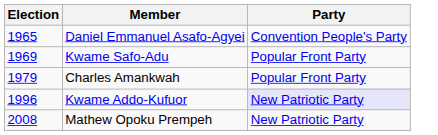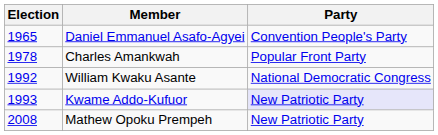- row: (117, 57)
(22, 78) 1979 -> (22, 57) 1978
+ row: (131, 78)
(22, 99) 1996 -> (22, 99) 1993
